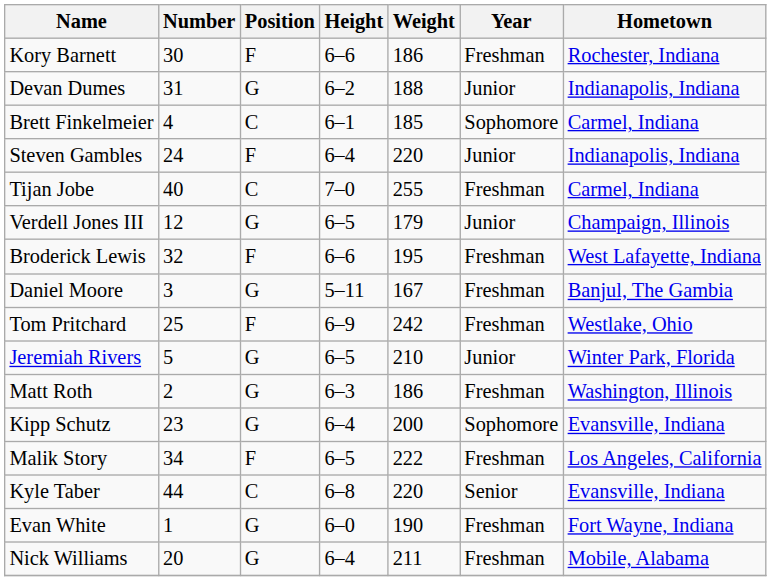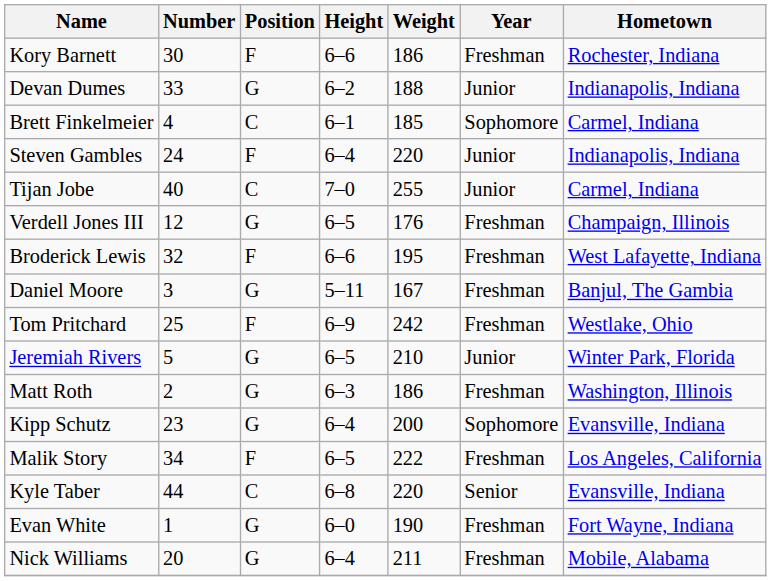(173, 88) 31 -> (173, 88) 33
(504, 189) Freshman -> (490, 189) Junior
(408, 222) 179 -> (408, 222) 176
(490, 222) Junior -> (504, 222) Freshman
